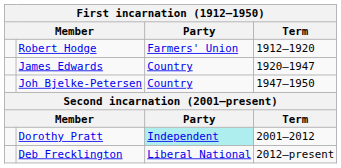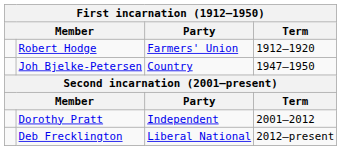- row: (61, 66)
(183, 136) paleturquoise background -> (183, 119) no background
